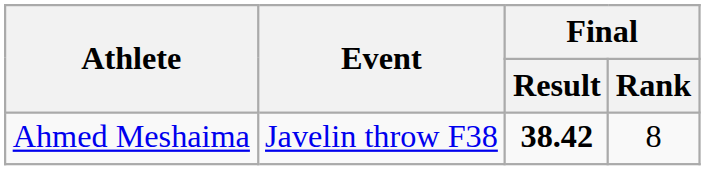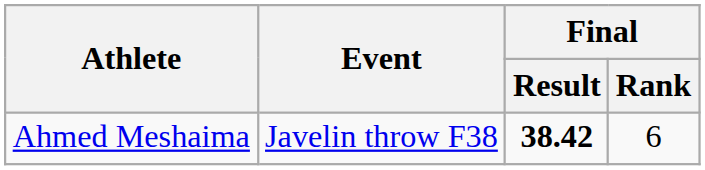(654, 137) 8 -> (654, 137) 6
